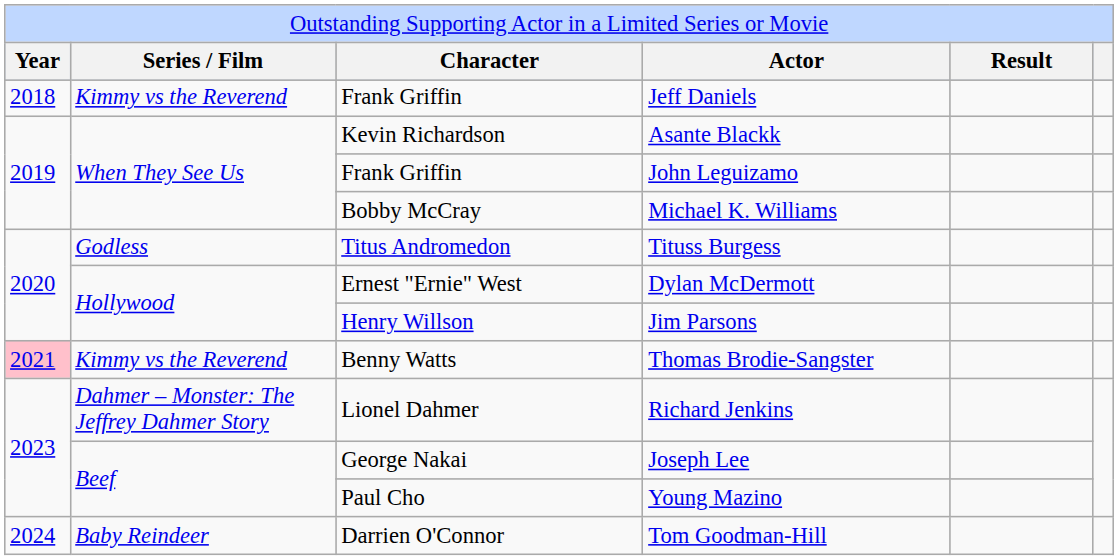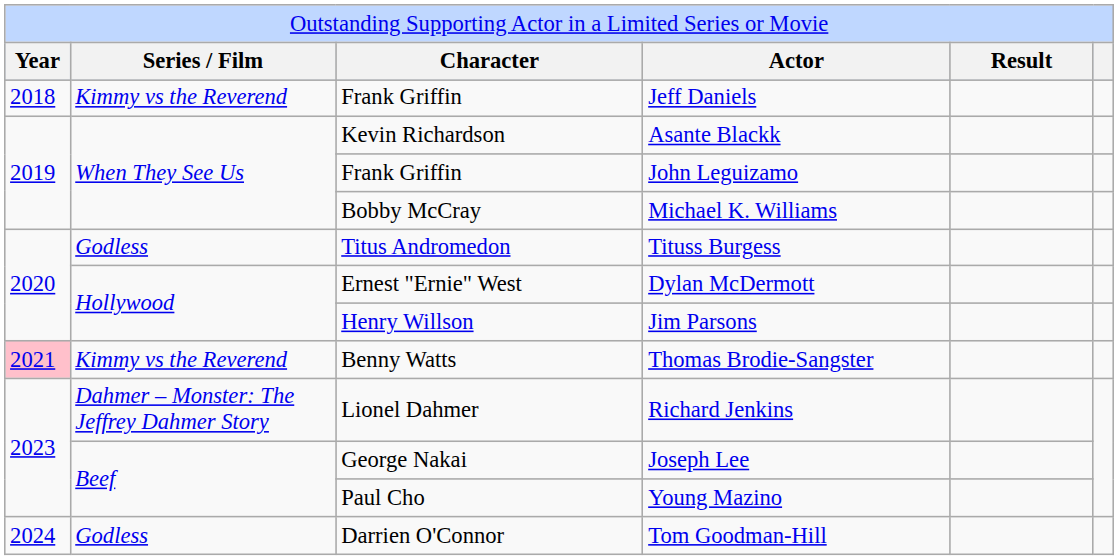(142, 534) Baby Reindeer -> (112, 534) Godless
